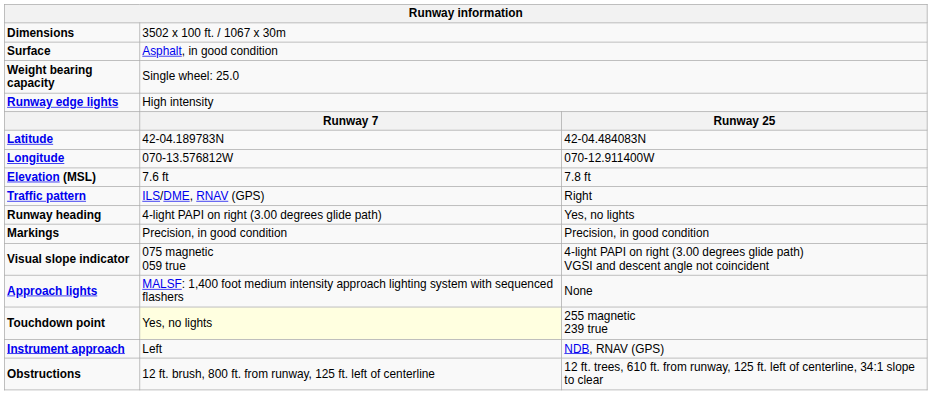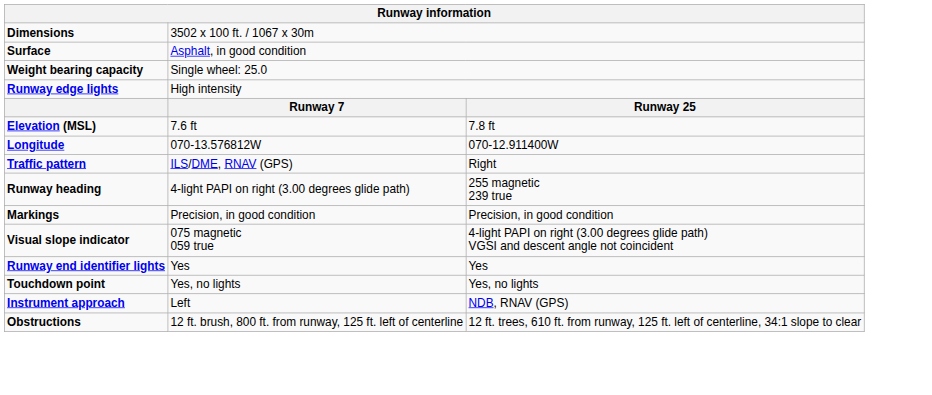- row: (30, 139)
rows swapped: (36, 158) <-> (52, 177)
(599, 214) Yes, no lights -> (504, 189) 255 magnetic 239 true
- row: (52, 291)
+ row: (86, 265)
(177, 323) lightyellow background -> (205, 284) no background
(600, 323) 255 magnetic 239 true -> (504, 284) Yes, no lights
